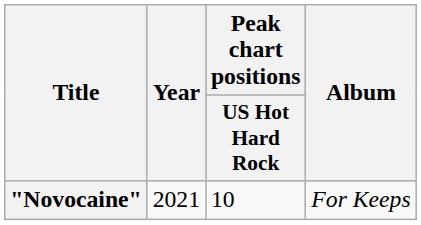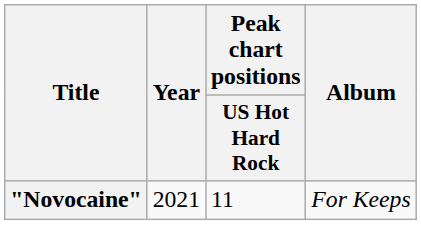(223, 199) 10 -> (222, 199) 11
